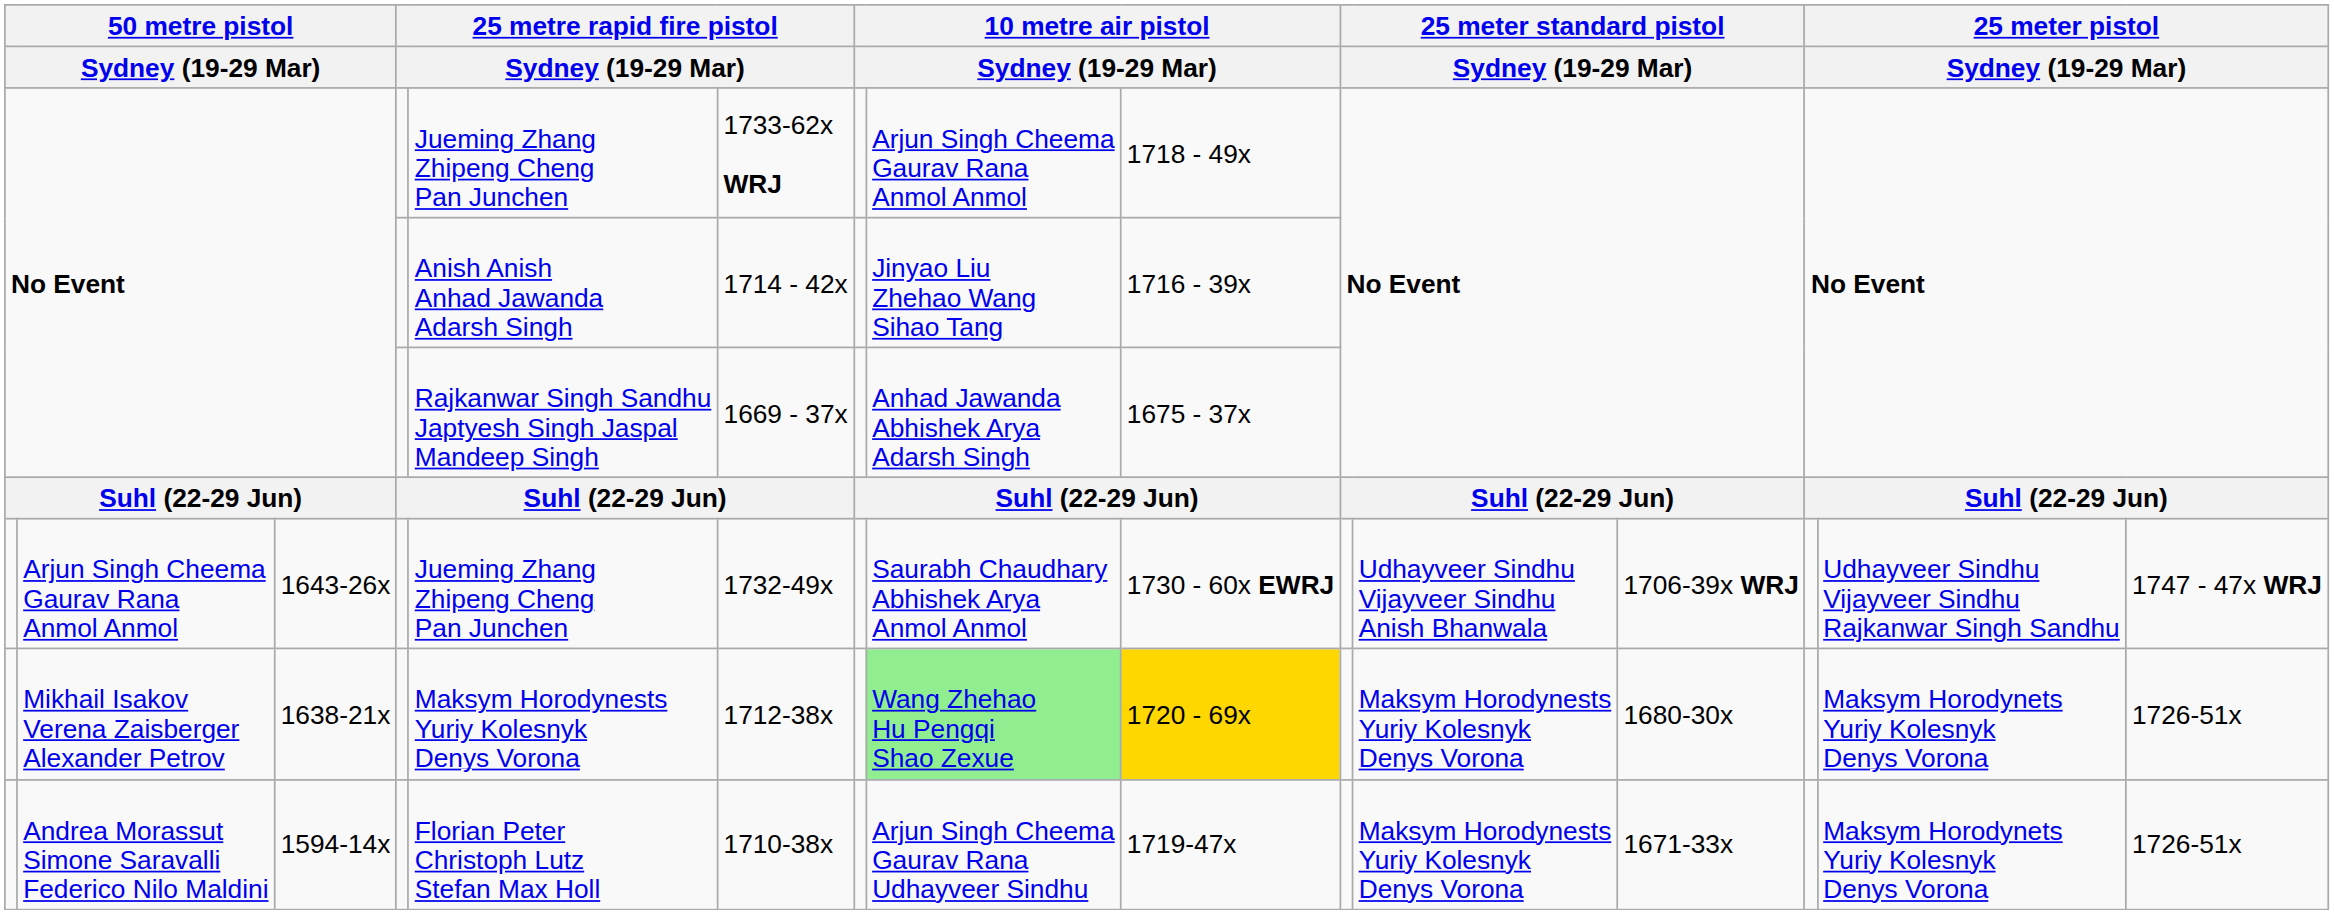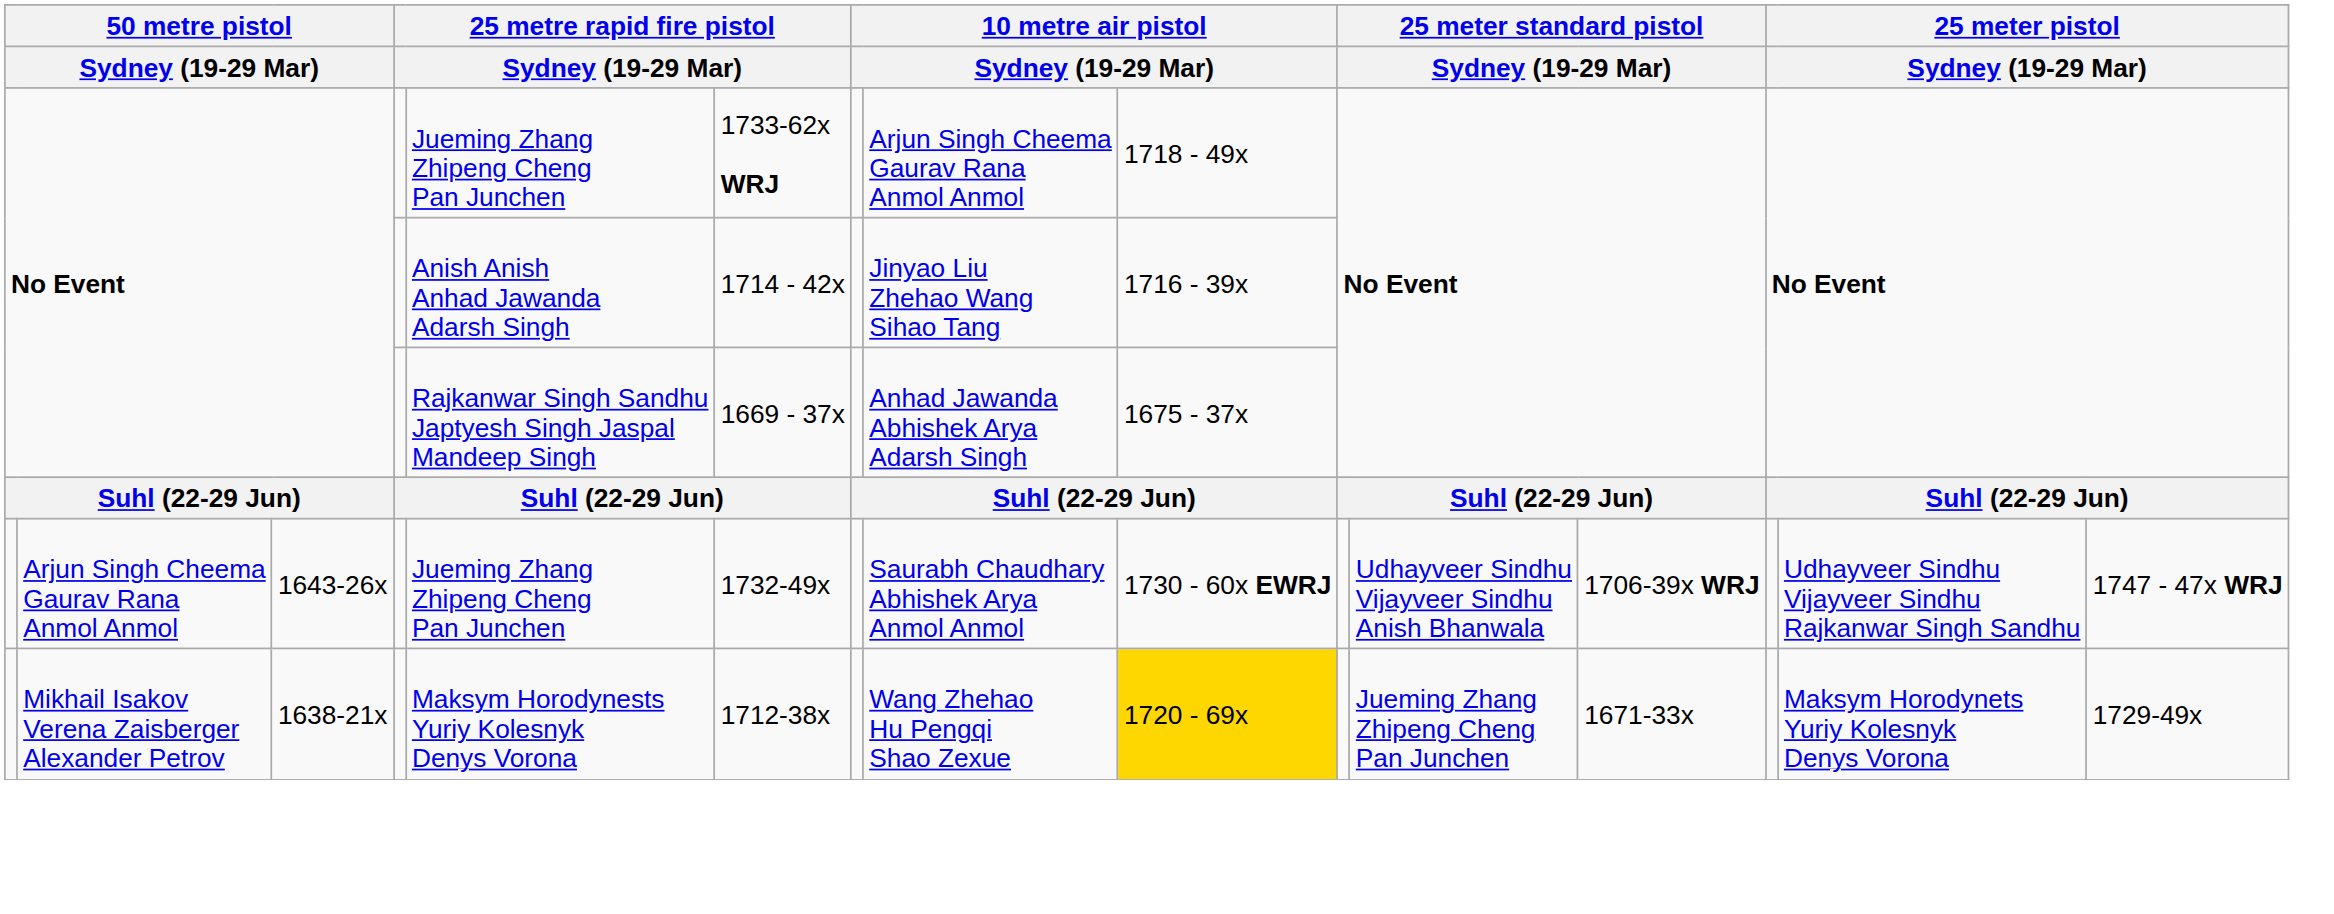(954, 729) lightgreen background -> (951, 729) no background
(1485, 729) Maksym Horodynests Yuriy Kolesnyk Denys Vorona -> (1446, 729) Jueming Zhang Zhipeng Cheng Pan Junchen
(1678, 714) 1680-30x -> (1639, 714) 1671-33x
(2187, 714) 1726-51x -> (2147, 714) 1729-49x
- row: (146, 859)
